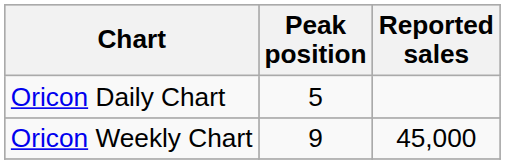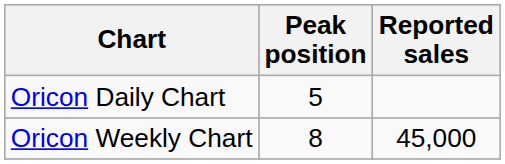(316, 138) 9 -> (316, 138) 8
